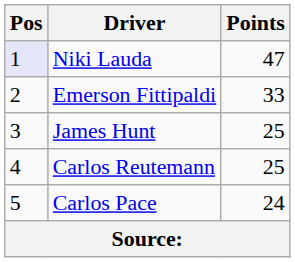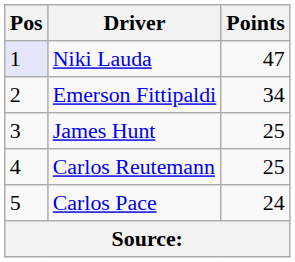(274, 94) 33 -> (274, 94) 34
